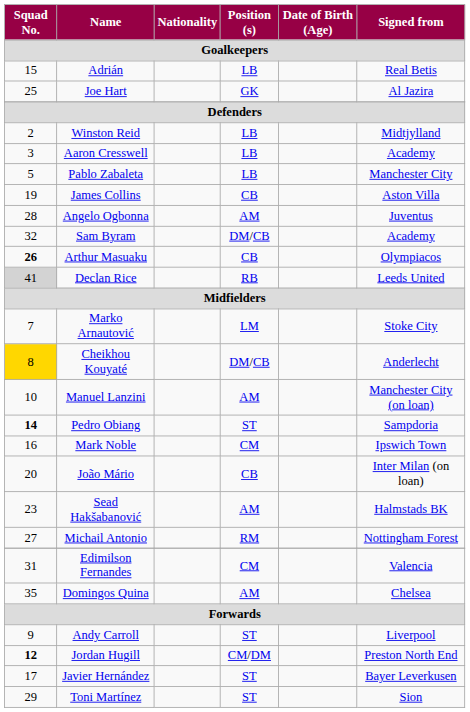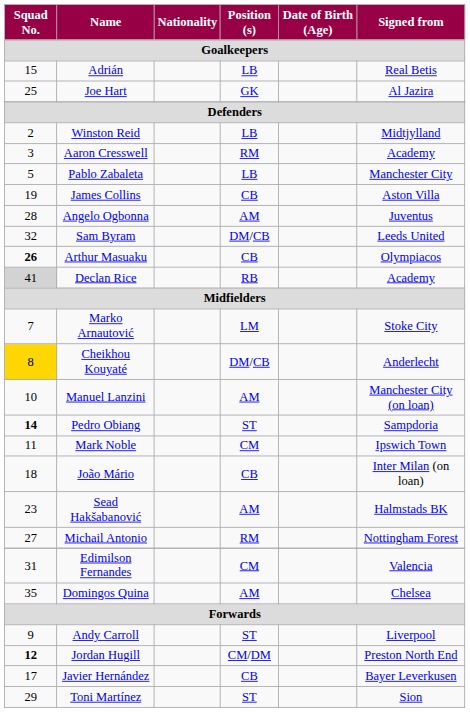(249, 153) LB -> (249, 153) RM
(411, 236) Academy -> (411, 236) Leeds United
(411, 277) Leeds United -> (411, 277) Academy
(31, 446) 16 -> (31, 446) 11
(31, 474) 20 -> (31, 474) 18
(249, 676) ST -> (249, 676) CB
